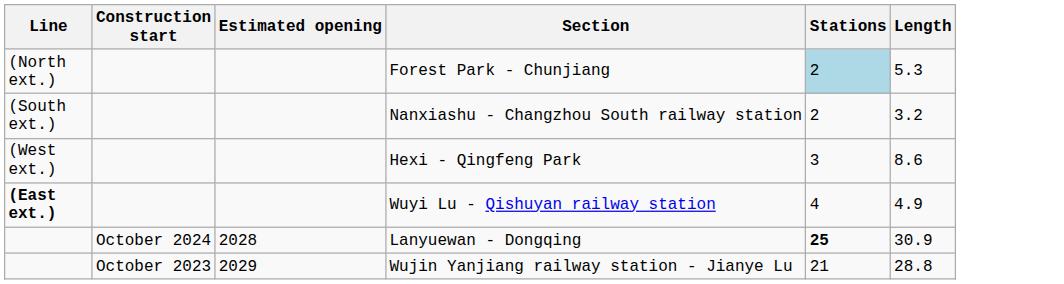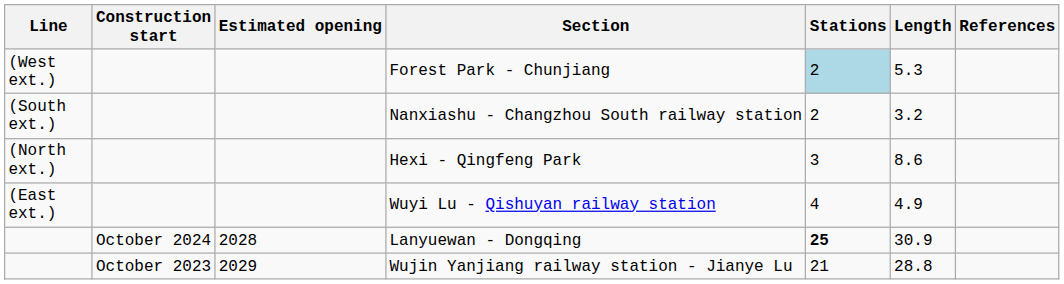+ column: (1007, 27)
(37, 71) (North ext.) -> (32, 71) (West ext.)
(32, 160) (West ext.) -> (37, 160) (North ext.)
(32, 205) bold -> (32, 205) normal
